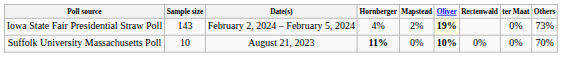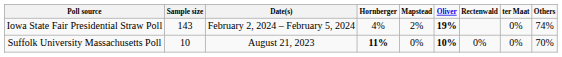(447, 26) lightyellow background -> (447, 26) no background
(545, 26) 73% -> (545, 26) 74%
